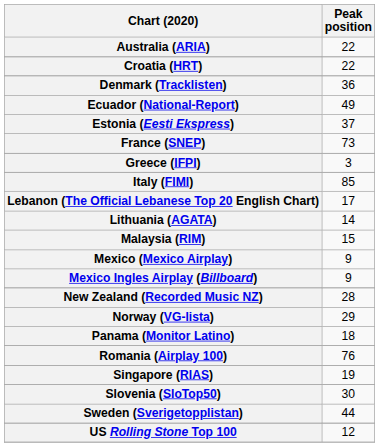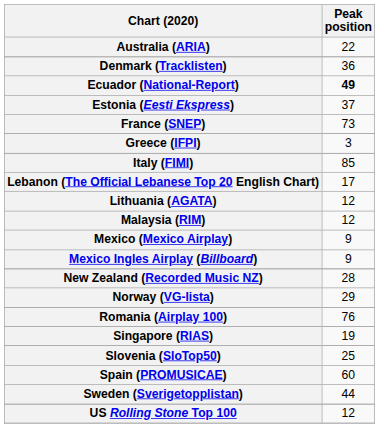- row: (163, 66)
(348, 104) normal -> (348, 85) bold
(348, 220) 14 -> (348, 201) 12
(348, 239) 15 -> (348, 220) 12
- row: (163, 336)
(348, 394) 30 -> (348, 355) 25
+ row: (163, 374)
